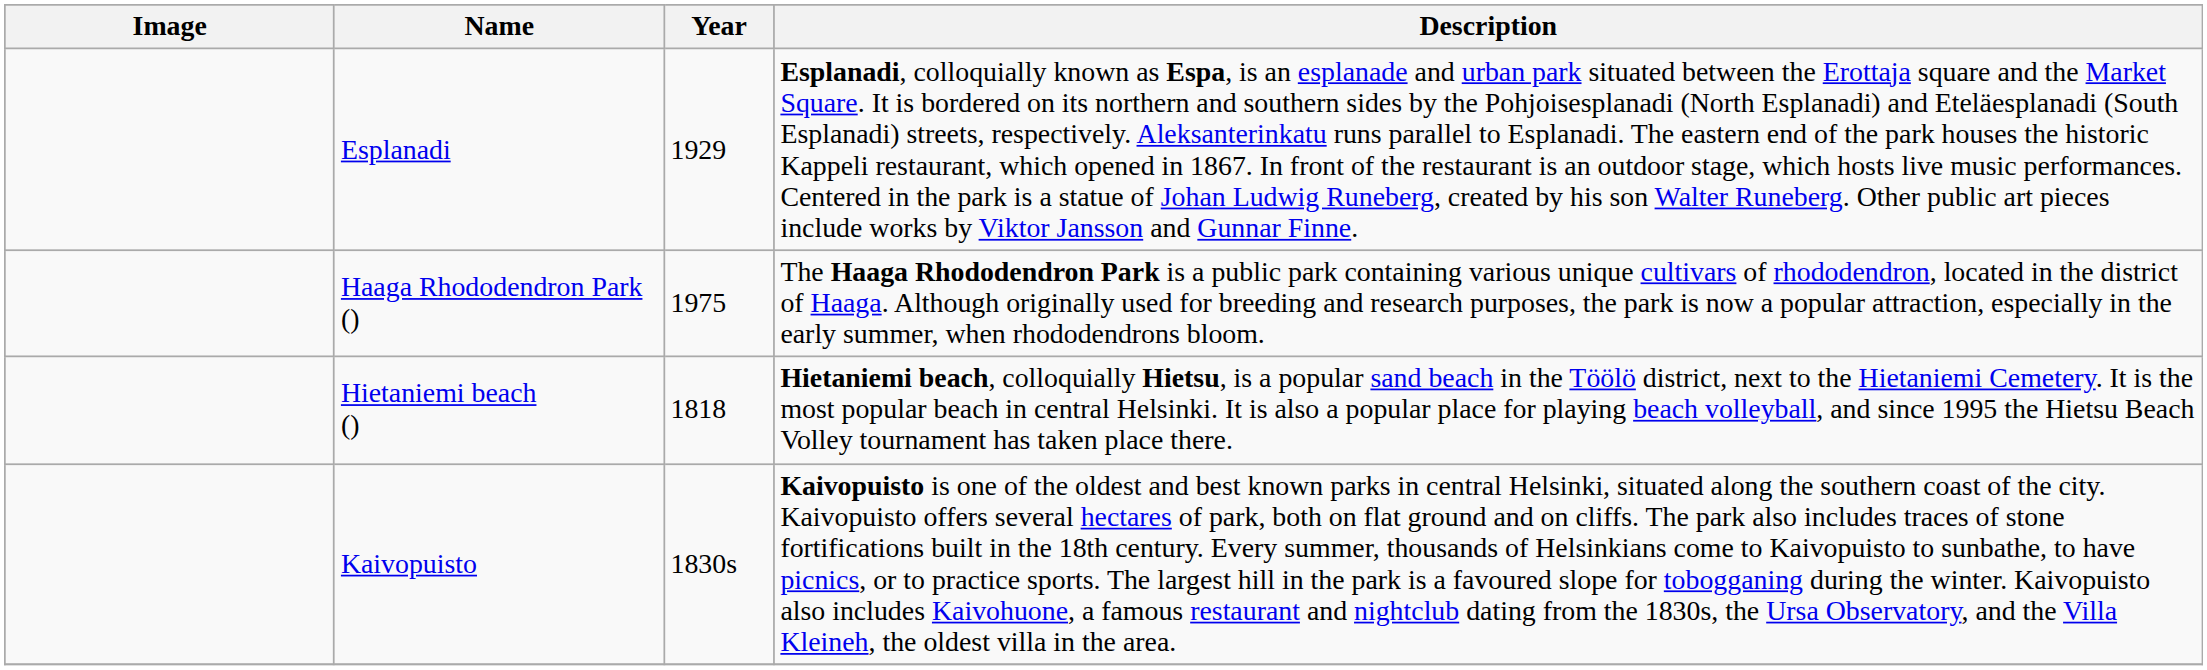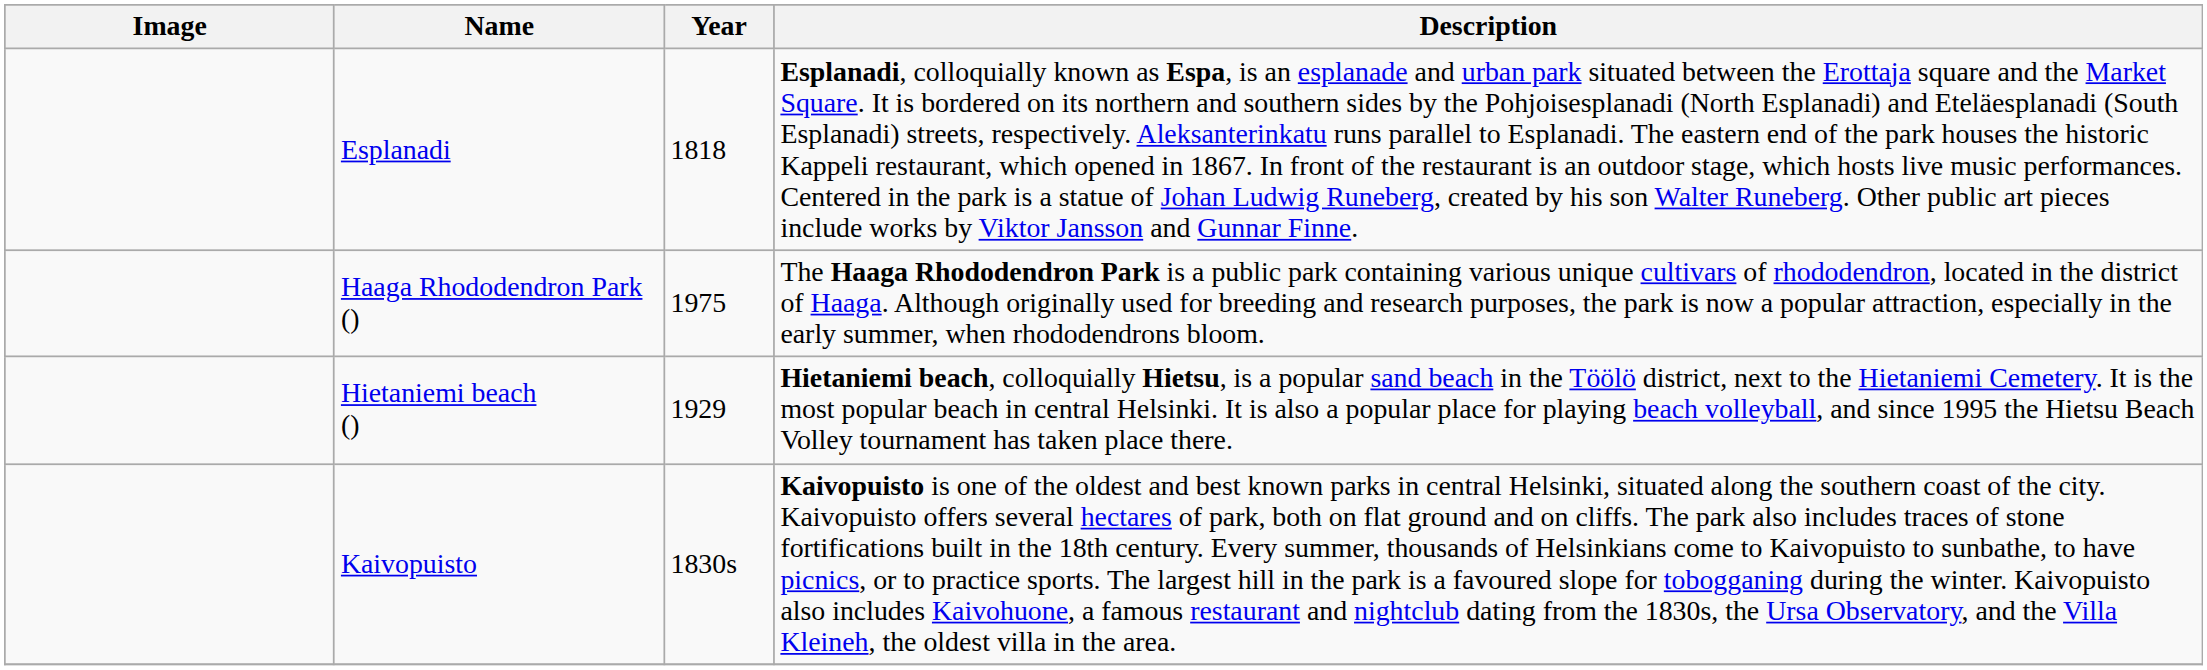(698, 149) 1929 -> (698, 149) 1818
(698, 409) 1818 -> (698, 409) 1929
